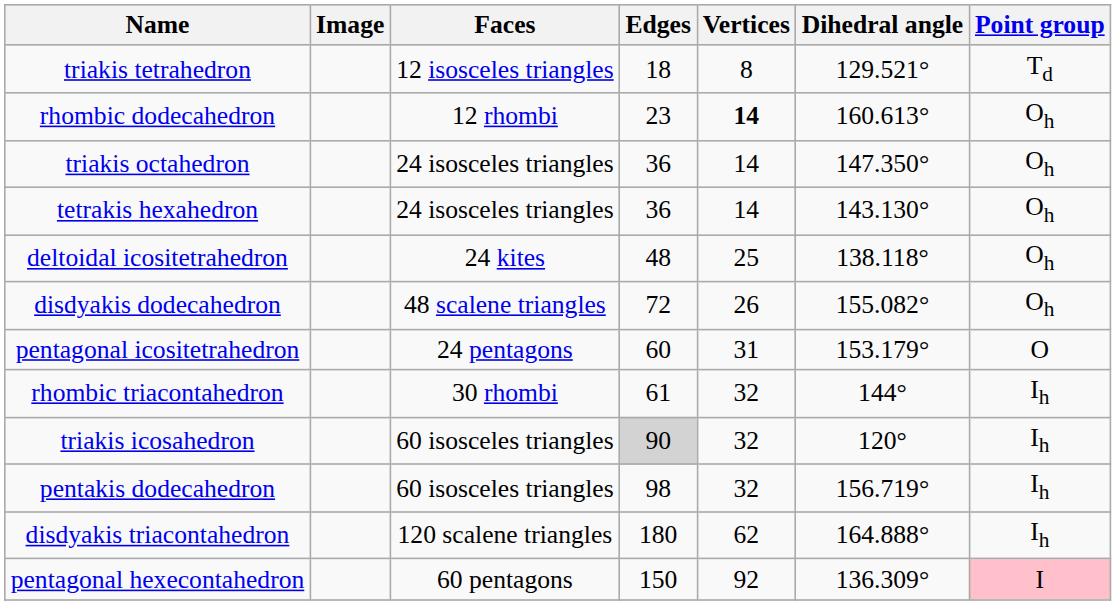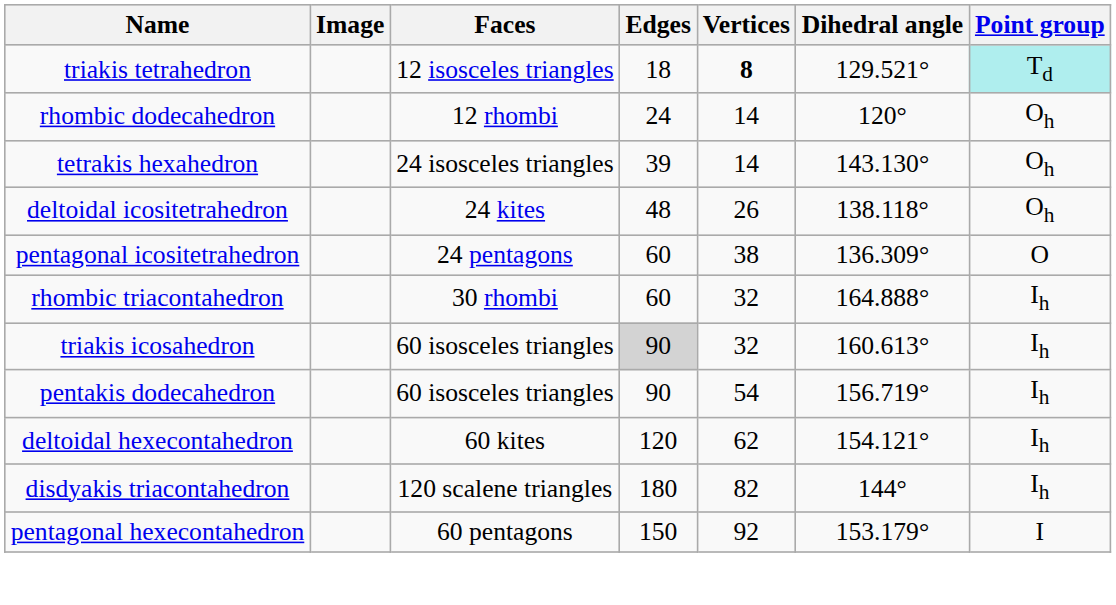(746, 68) normal -> (746, 68) bold
(1040, 68) no background -> (1040, 68) paleturquoise background
(658, 116) 23 -> (658, 116) 24
(746, 116) bold -> (746, 116) normal
(882, 116) 160.613° -> (882, 116) 120°
- row: (157, 163)
(658, 210) 36 -> (658, 163) 39
(746, 257) 25 -> (746, 210) 26
- row: (157, 305)
(746, 349) 31 -> (746, 254) 38
(882, 349) 153.179° -> (882, 254) 136.309°
(658, 393) 61 -> (658, 298) 60
(882, 393) 144° -> (882, 298) 164.888°
(882, 440) 120° -> (882, 345) 160.613°
(658, 487) 98 -> (658, 393) 90
(746, 487) 32 -> (746, 393) 54
+ row: (157, 440)
(746, 535) 62 -> (746, 487) 82
(882, 535) 164.888° -> (882, 487) 144°
(882, 579) 136.309° -> (882, 531) 153.179°
(1040, 579) pink background -> (1040, 531) no background
